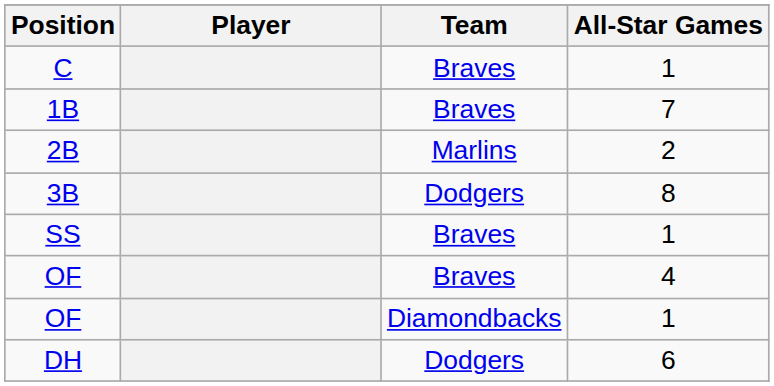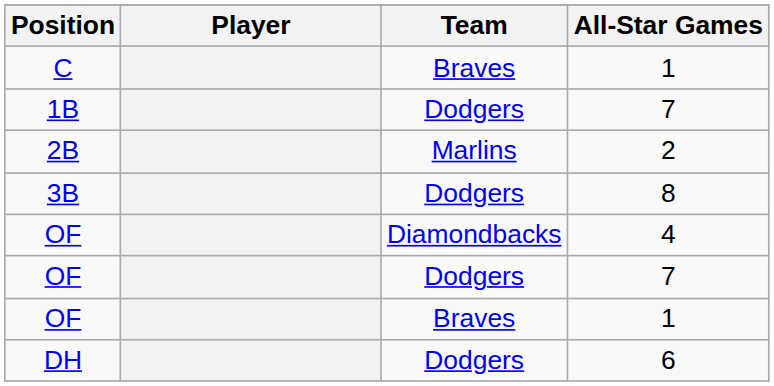(474, 109) Braves -> (474, 109) Dodgers
- row: (63, 234)
(474, 276) Braves -> (474, 234) Diamondbacks
+ row: (63, 276)
(474, 318) Diamondbacks -> (474, 318) Braves
